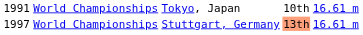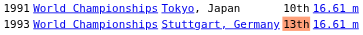(17, 24) 1997 -> (17, 24) 1993
